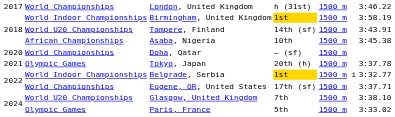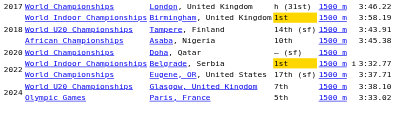- row: (178, 63)
